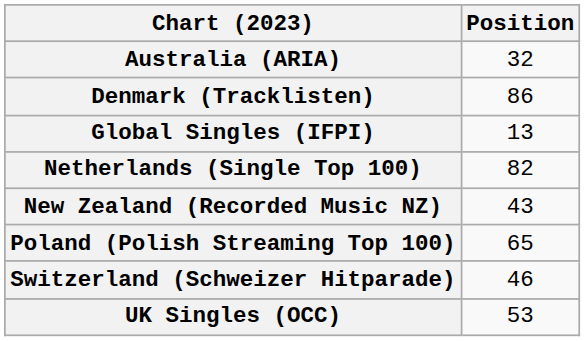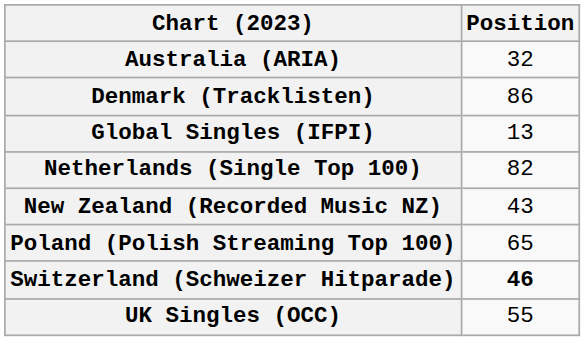(520, 280) normal -> (520, 280) bold
(520, 316) 53 -> (520, 316) 55
